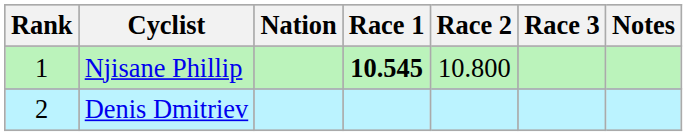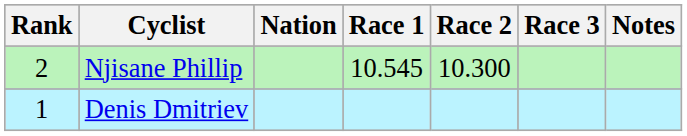(42, 67) 1 -> (42, 67) 2
(387, 67) bold -> (387, 67) normal
(474, 67) 10.800 -> (474, 67) 10.300
(42, 109) 2 -> (42, 109) 1
